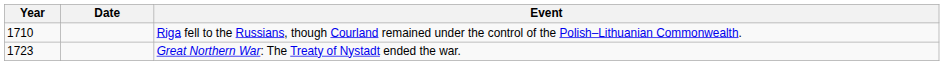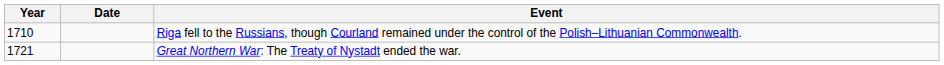(20, 51) 1723 -> (20, 51) 1721
